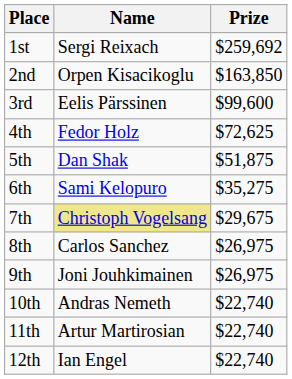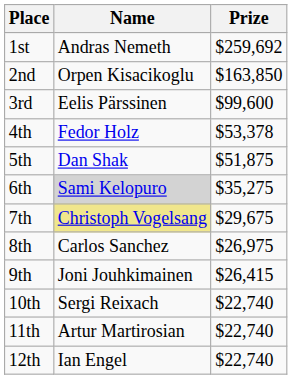(108, 47) Sergi Reixach -> (114, 47) Andras Nemeth
(244, 132) $72,625 -> (244, 132) $53,378
(112, 189) no background -> (112, 189) lightgrey background
(244, 274) $26,975 -> (244, 274) $26,415
(114, 302) Andras Nemeth -> (108, 302) Sergi Reixach
